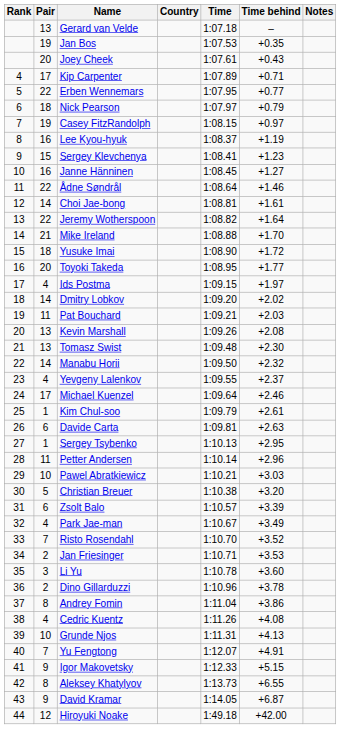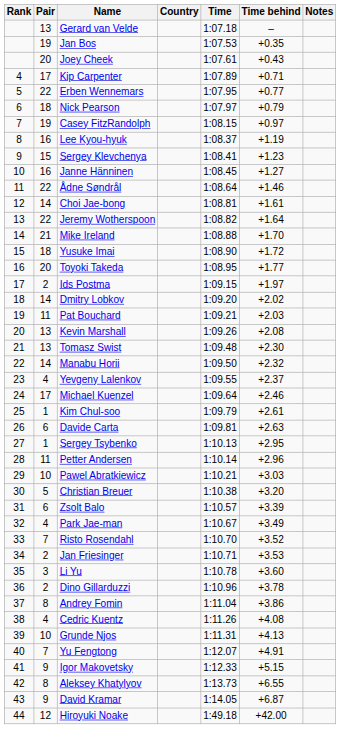(45, 284) 4 -> (45, 284) 2
